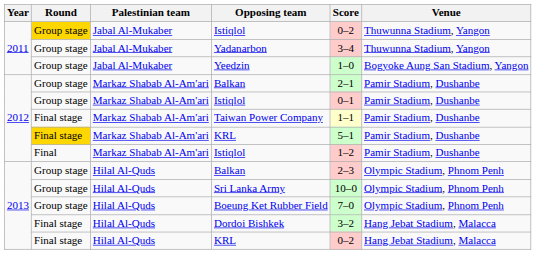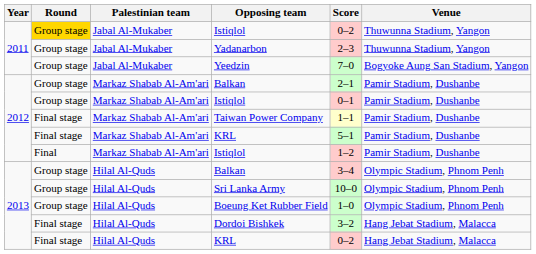(346, 48) 3–4 -> (346, 48) 2–3
(346, 65) 1–0 -> (346, 65) 7–0
(58, 135) gold background -> (58, 135) no background
(346, 170) 2–3 -> (346, 170) 3–4
(346, 205) 7–0 -> (346, 205) 1–0
